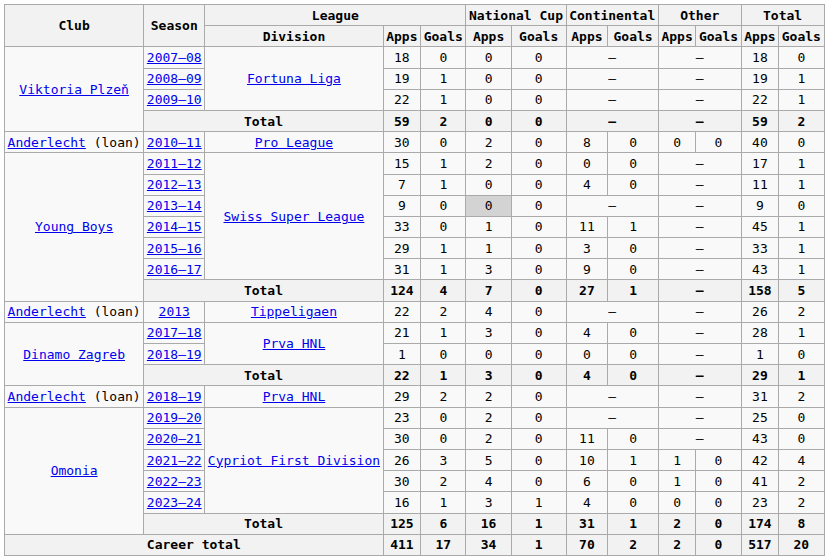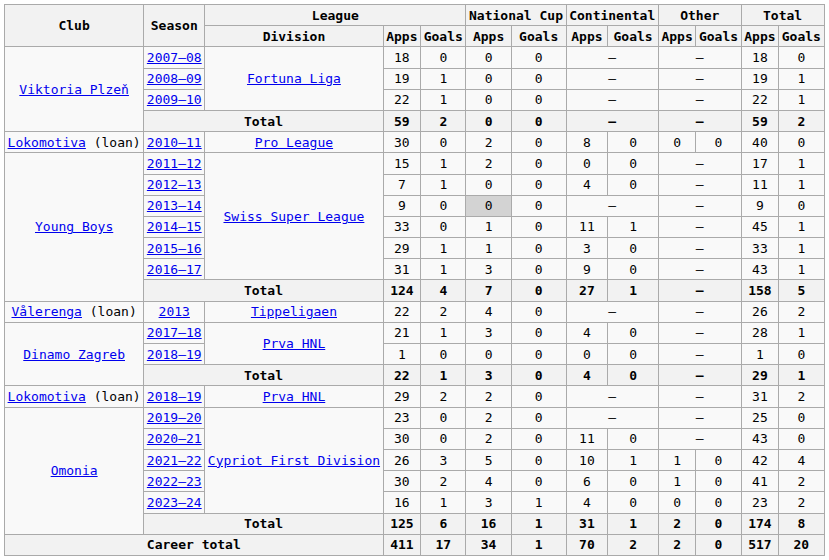(74, 142) Anderlecht (loan) -> (74, 142) Lokomotiva (loan)
(74, 312) Anderlecht (loan) -> (74, 312) Vålerenga (loan)
(74, 396) Anderlecht (loan) -> (74, 396) Lokomotiva (loan)
